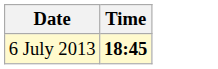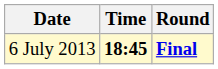+ column: (183, 19)
